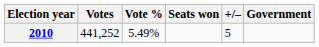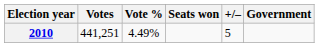(100, 33) 441,252 -> (100, 33) 441,251
(144, 33) 5.49% -> (144, 33) 4.49%
